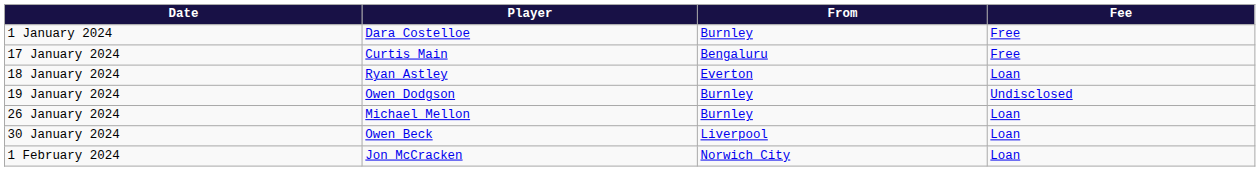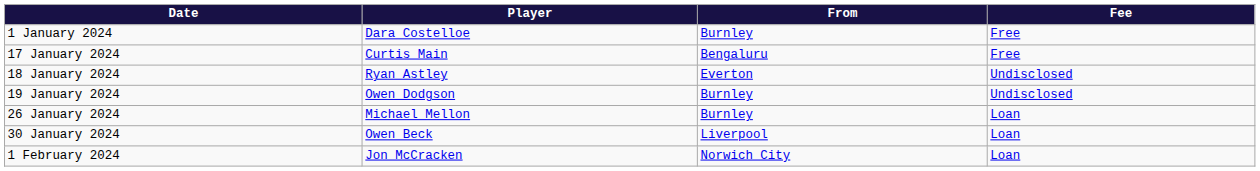(1005, 75) Loan -> (1032, 75) Undisclosed
